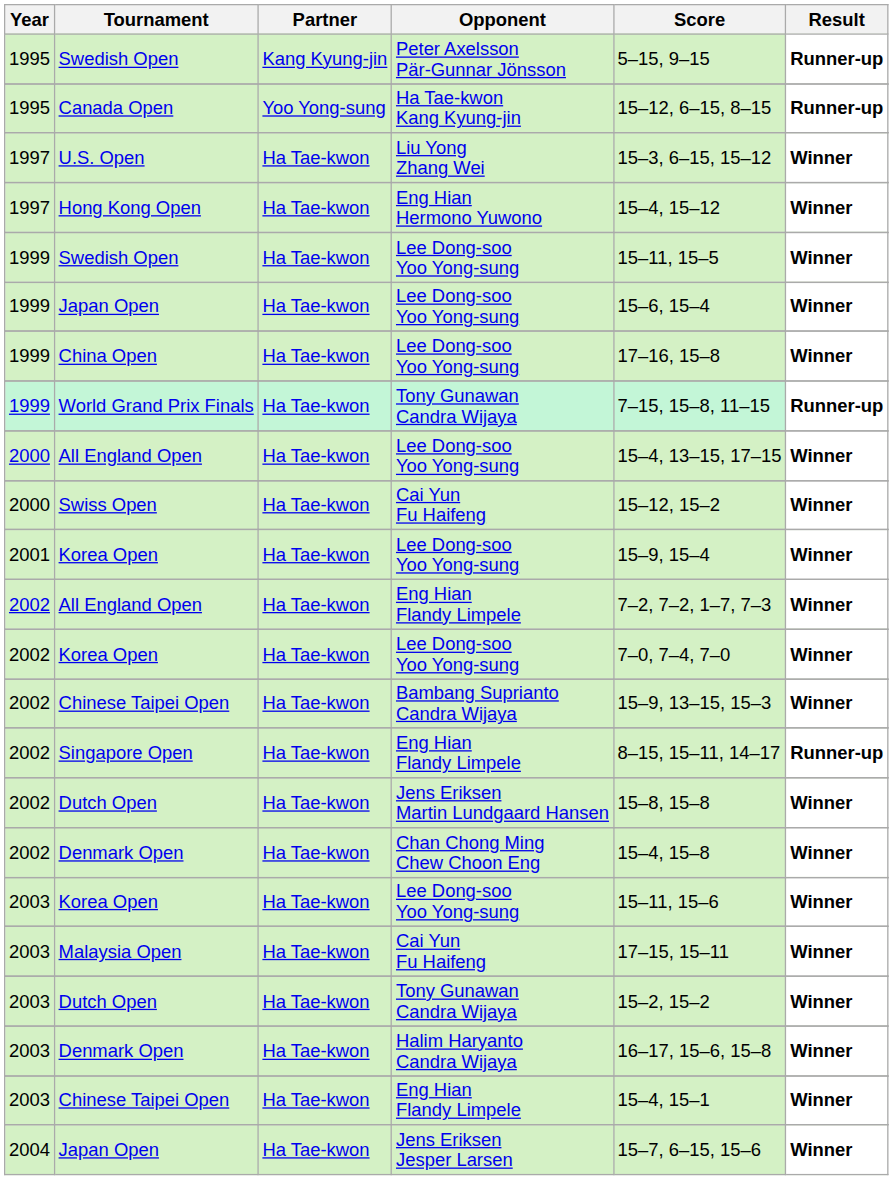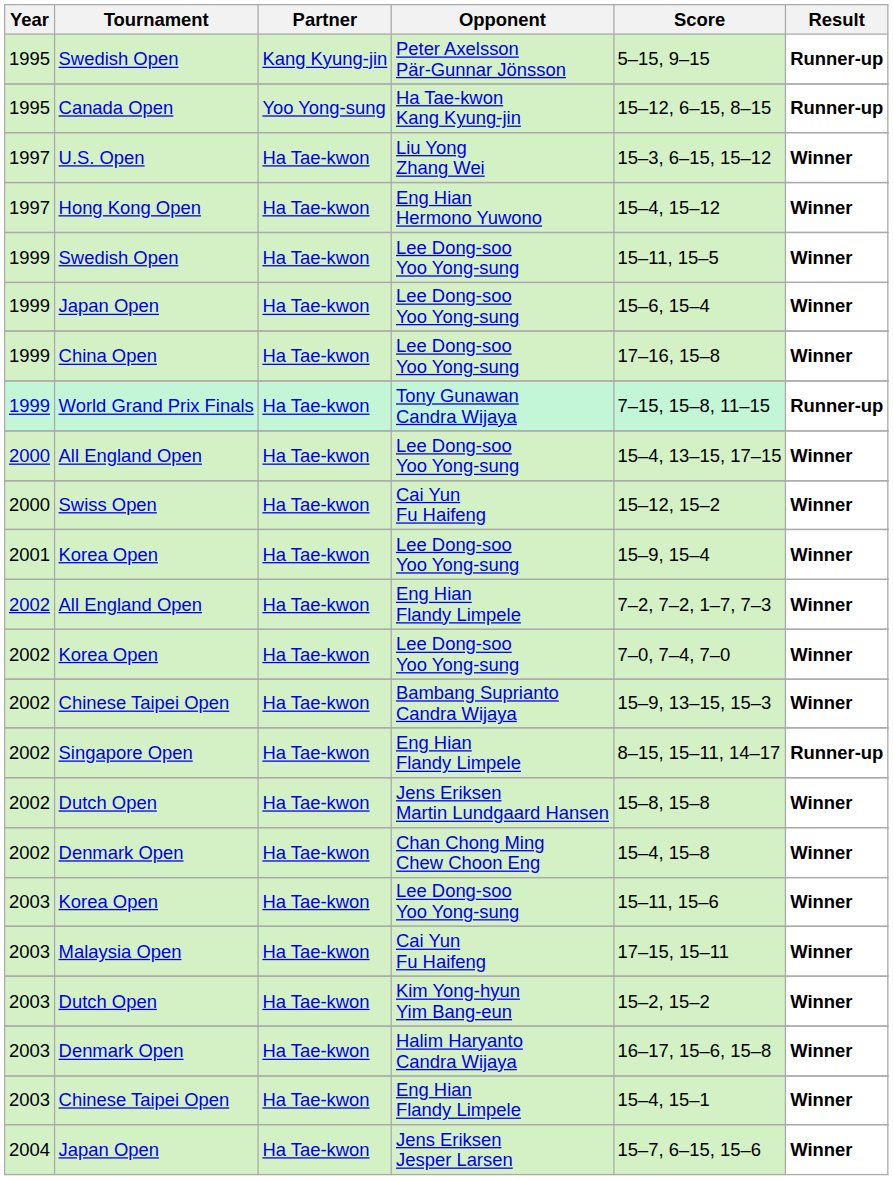(457, 1001) Tony Gunawan Candra Wijaya -> (458, 1001) Kim Yong-hyun Yim Bang-eun
